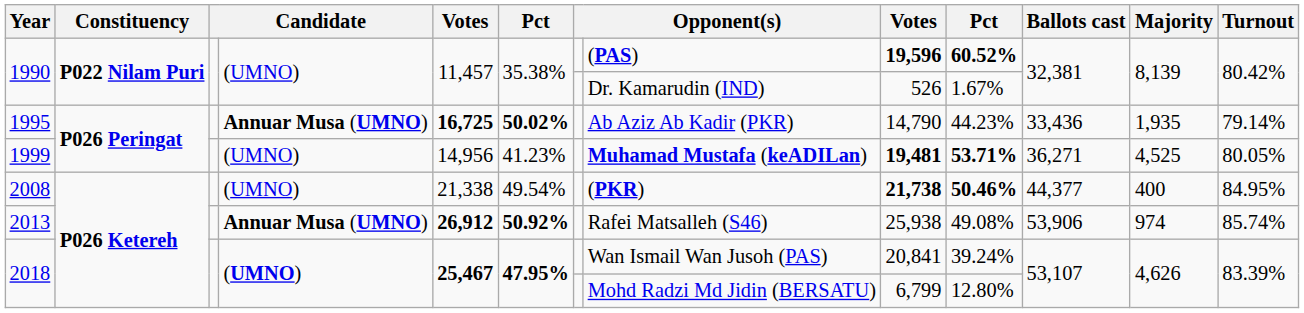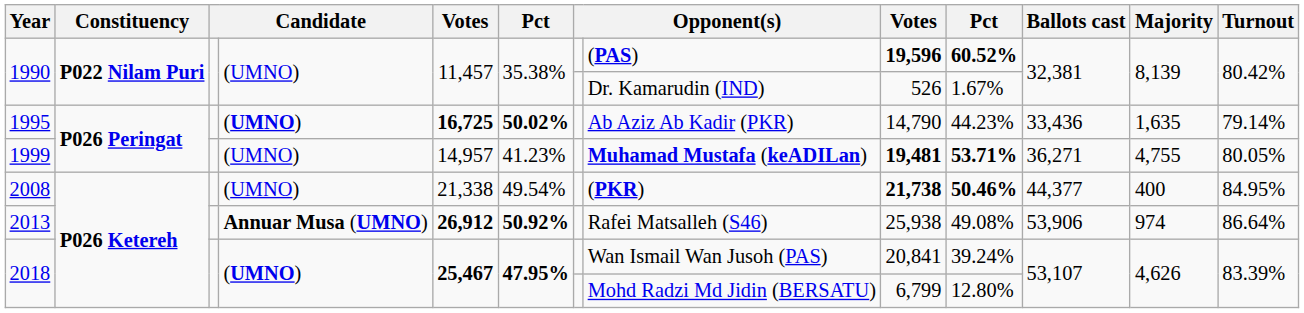(326, 122) Annuar Musa (UMNO) -> (262, 122) (UMNO)
(1158, 122) 1,935 -> (1158, 122) 1,635
(465, 155) 14,956 -> (465, 155) 14,957
(1158, 155) 4,525 -> (1158, 155) 4,755
(1254, 222) 85.74% -> (1254, 222) 86.64%
